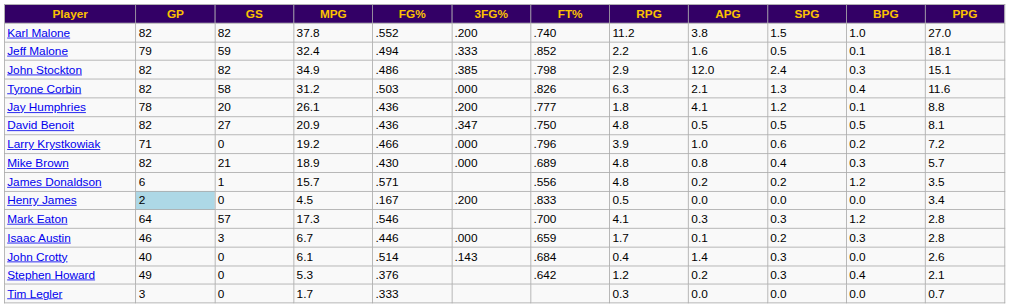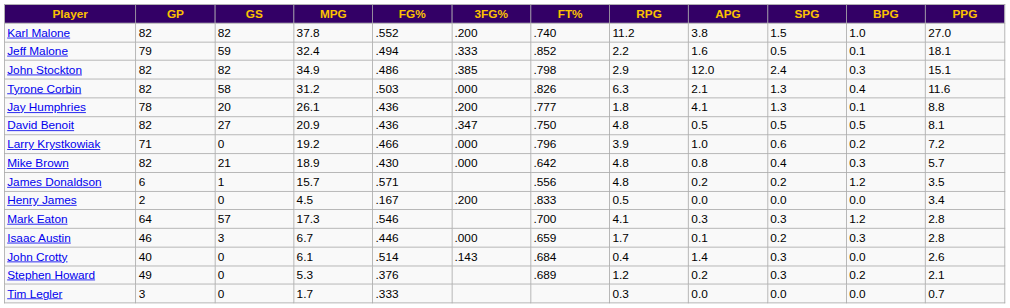(778, 107) 1.2 -> (778, 107) 1.3
(545, 163) .689 -> (545, 163) .642
(142, 201) lightblue background -> (142, 201) no background
(545, 275) .642 -> (545, 275) .689
(857, 275) 0.4 -> (857, 275) 0.2
